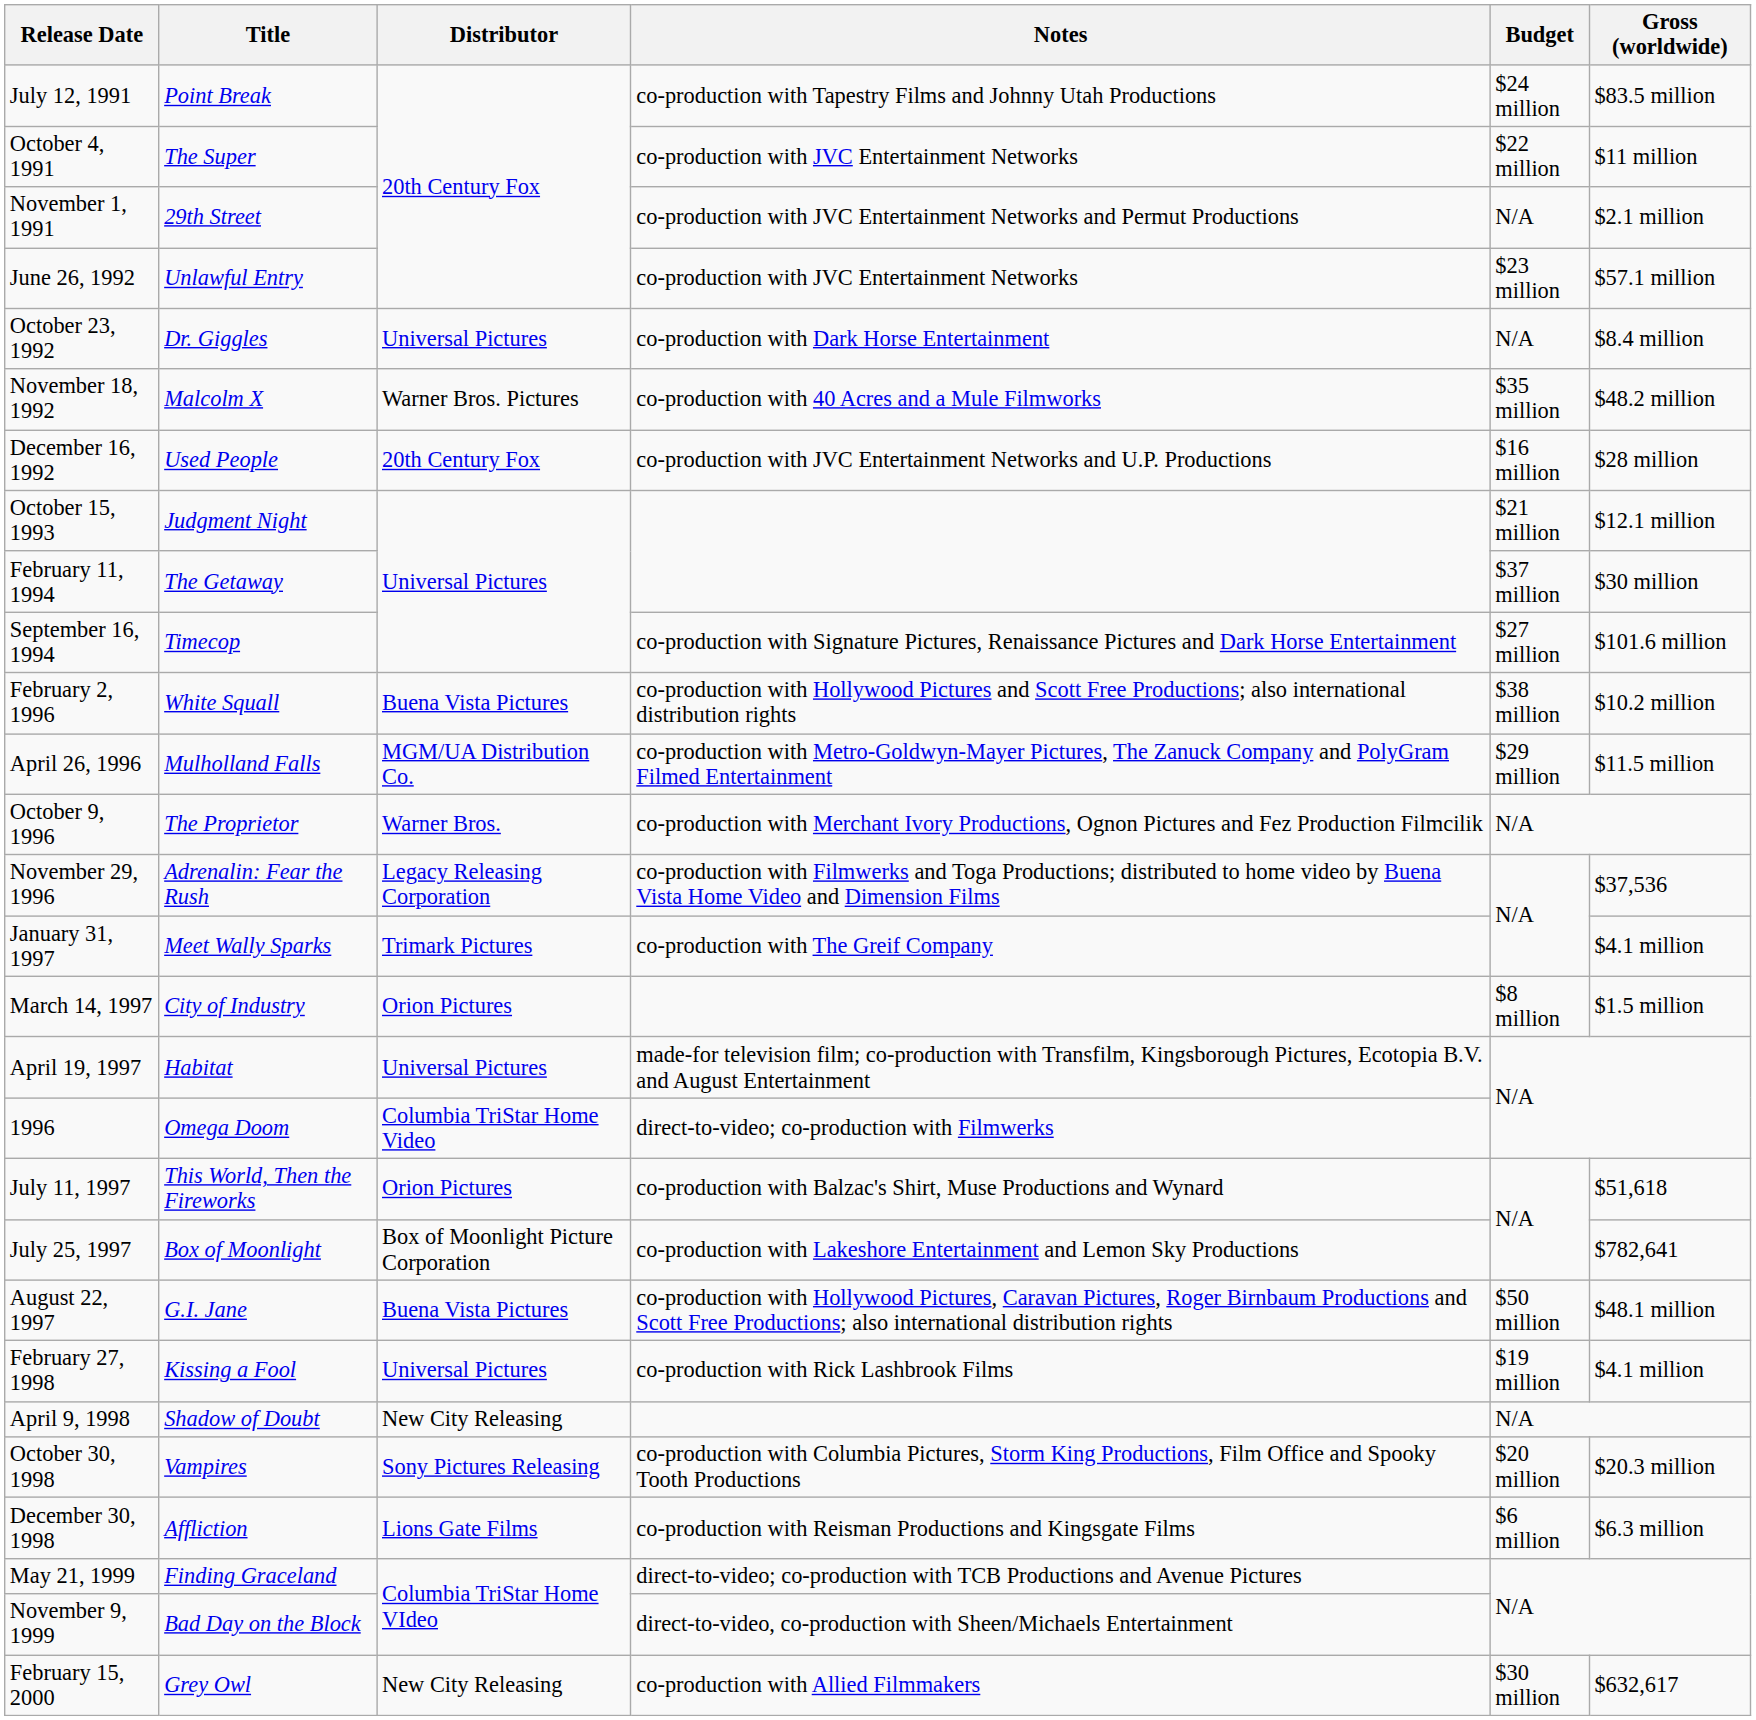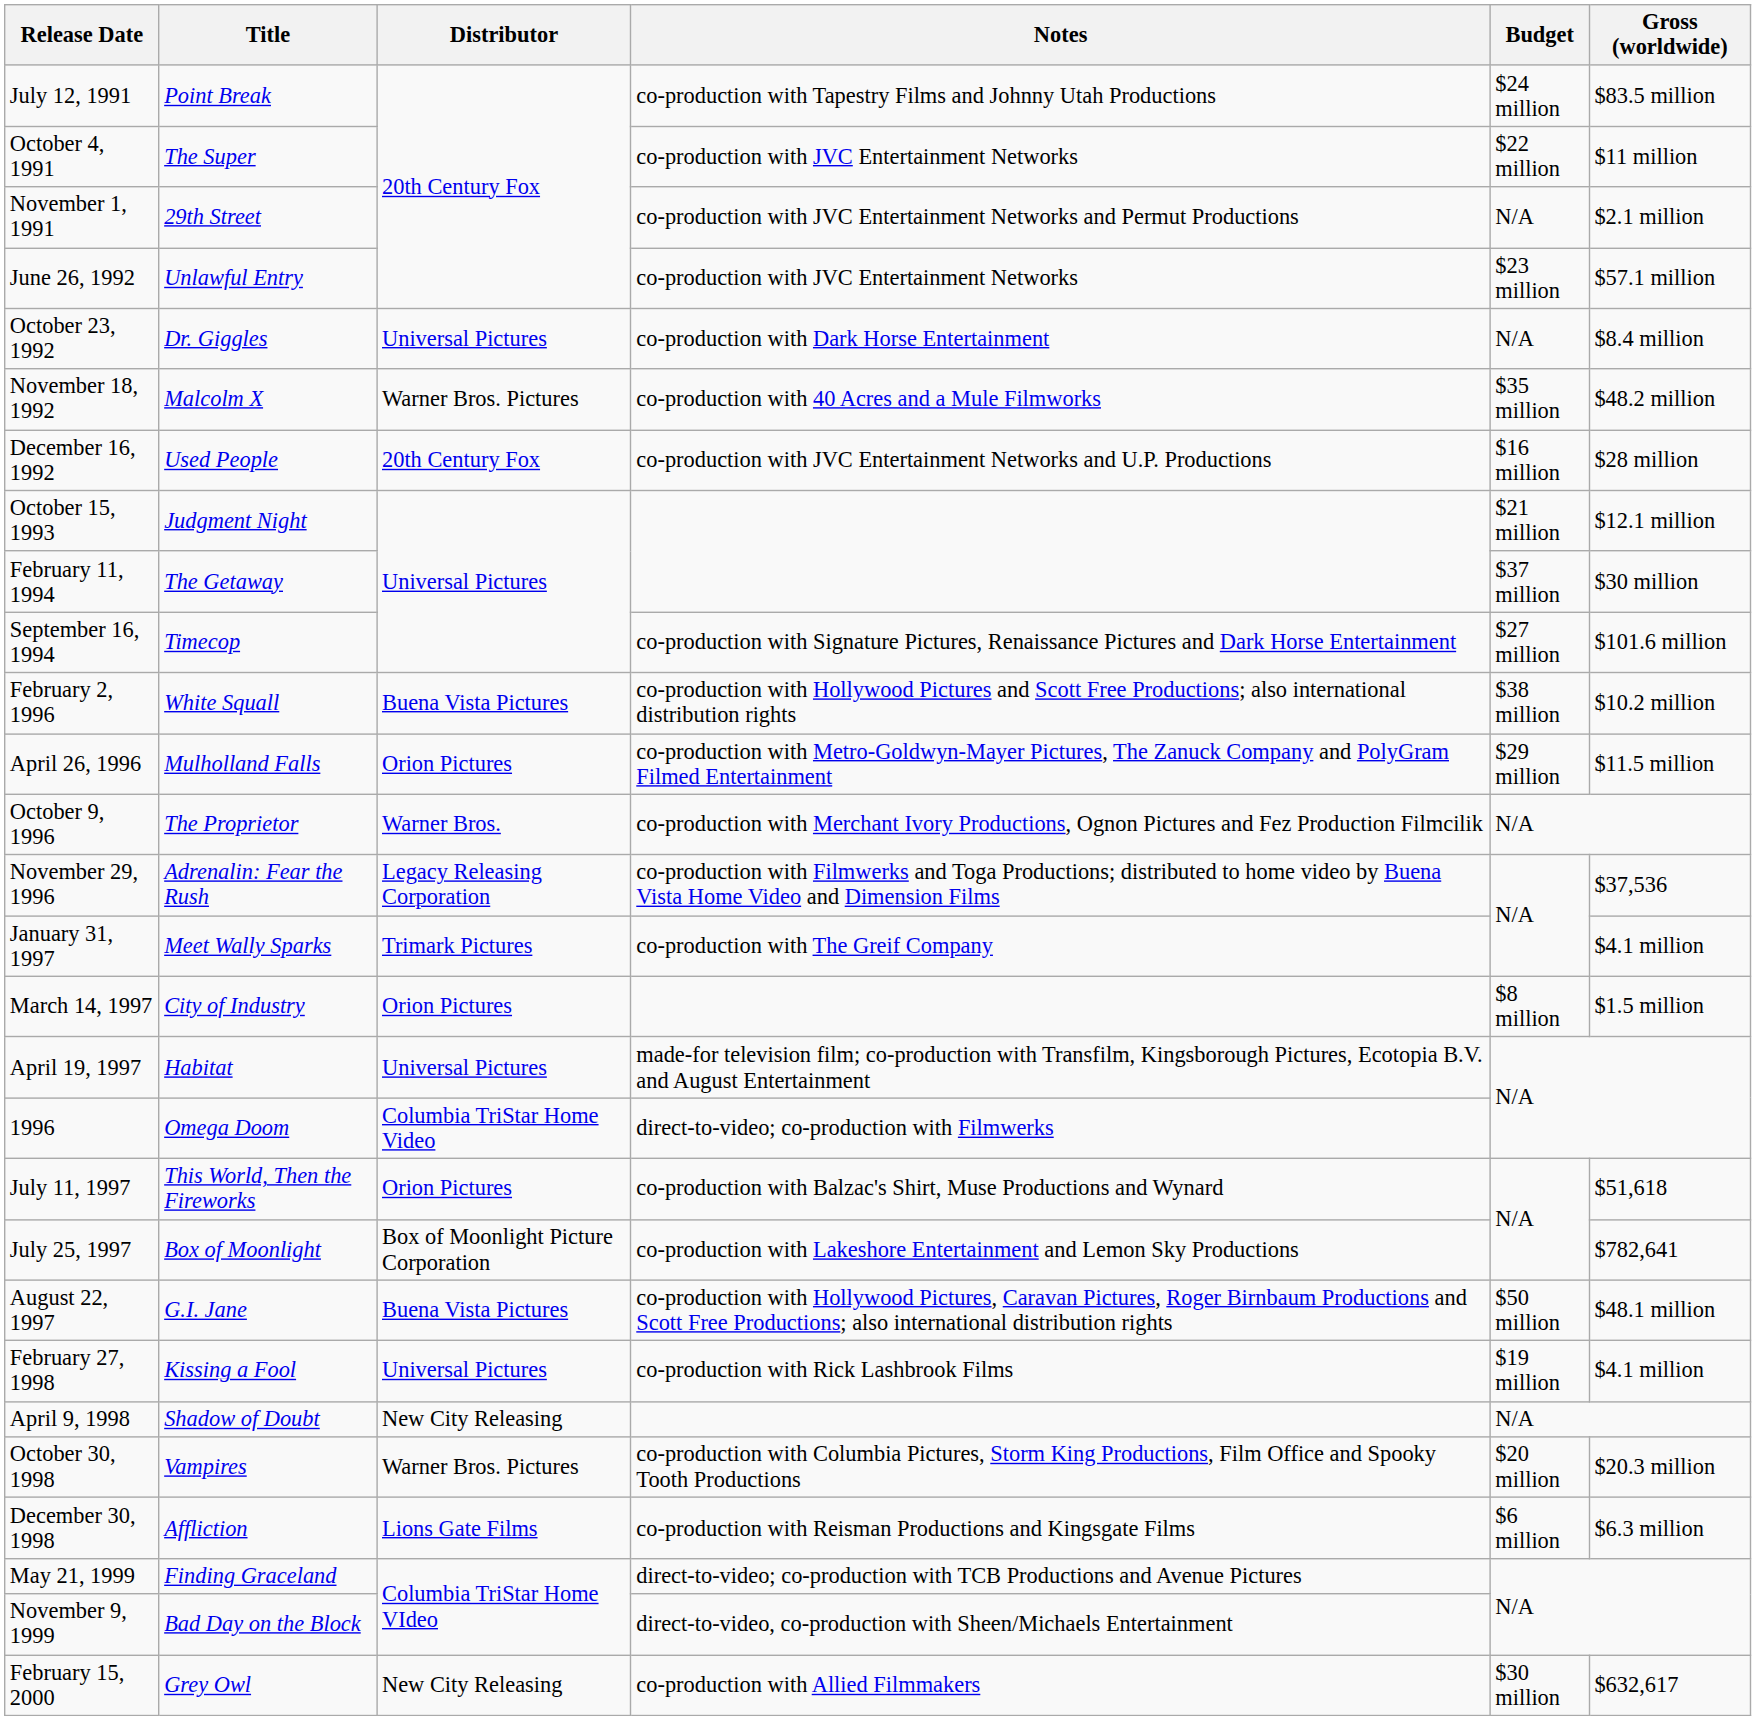(486, 763) MGM/UA Distribution Co. -> (447, 763) Orion Pictures
(491, 1467) Sony Pictures Releasing -> (480, 1467) Warner Bros. Pictures
